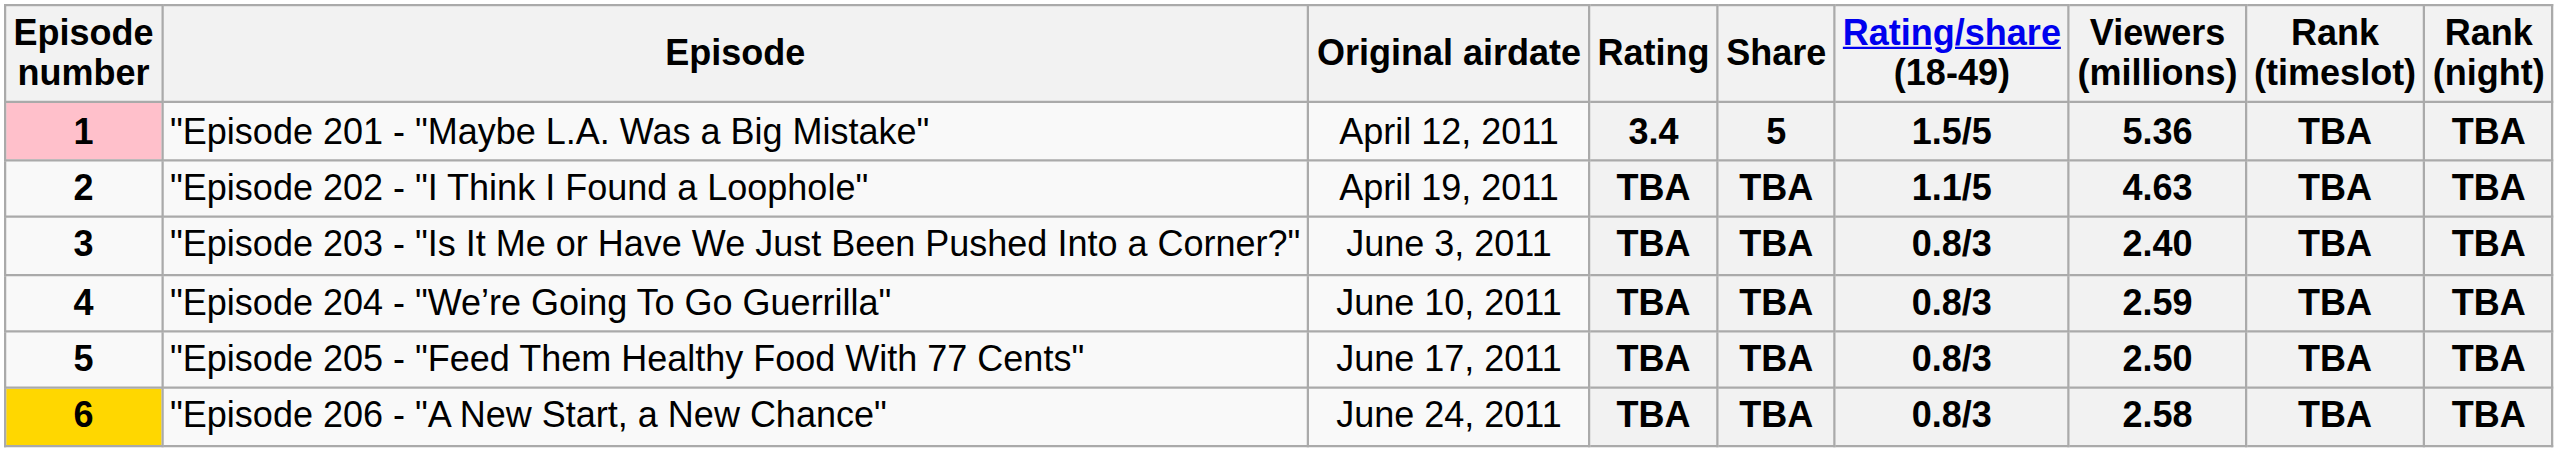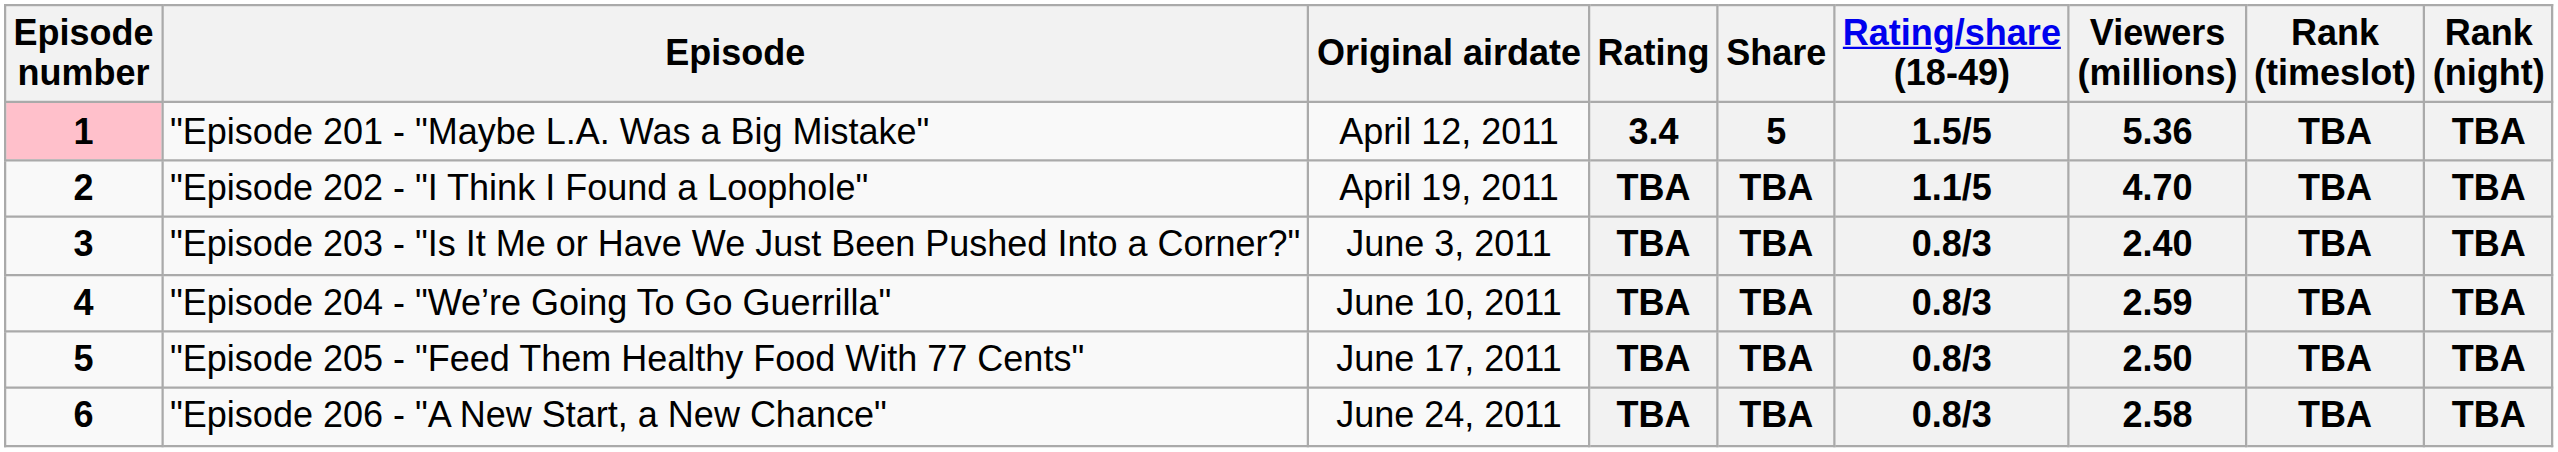(2158, 187) 4.63 -> (2158, 187) 4.70
(83, 416) gold background -> (83, 416) no background
